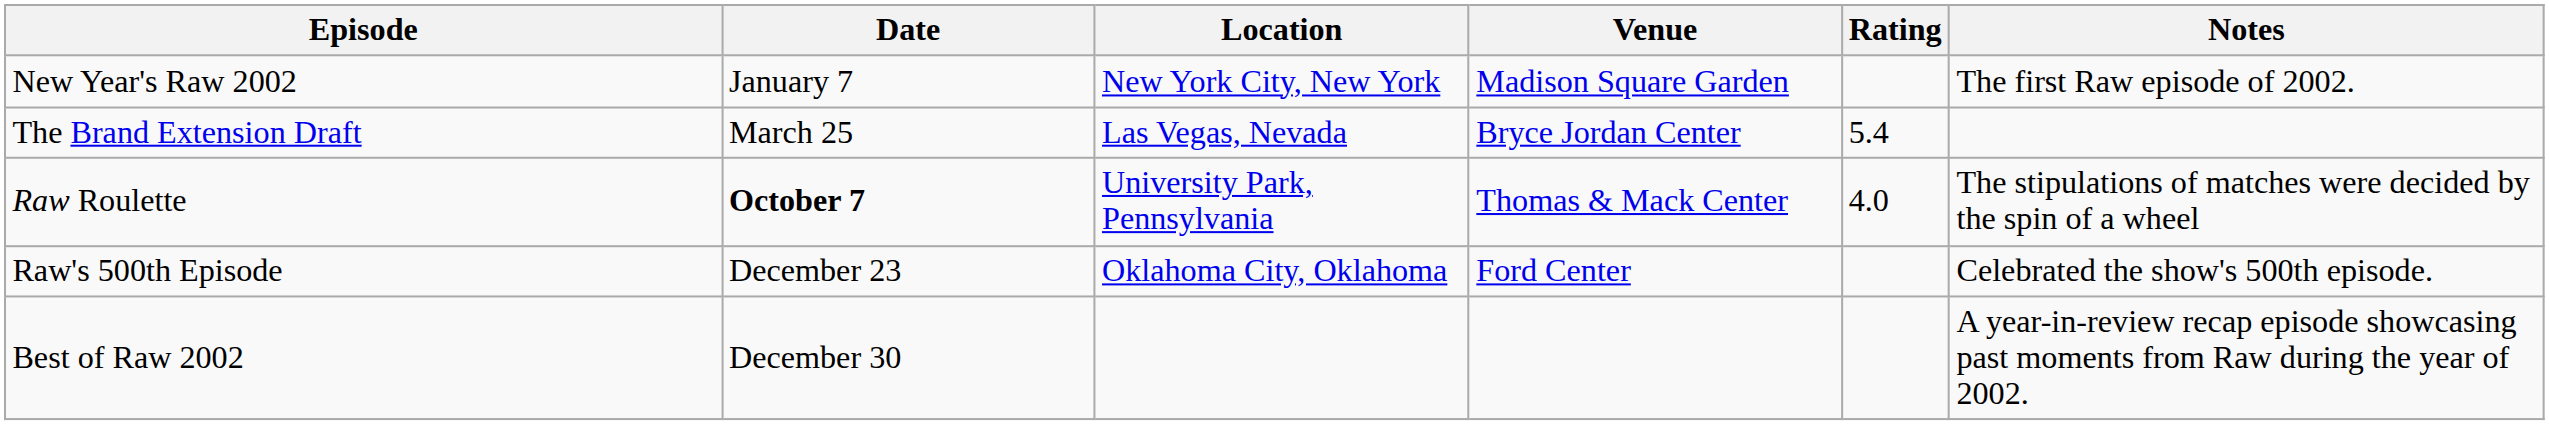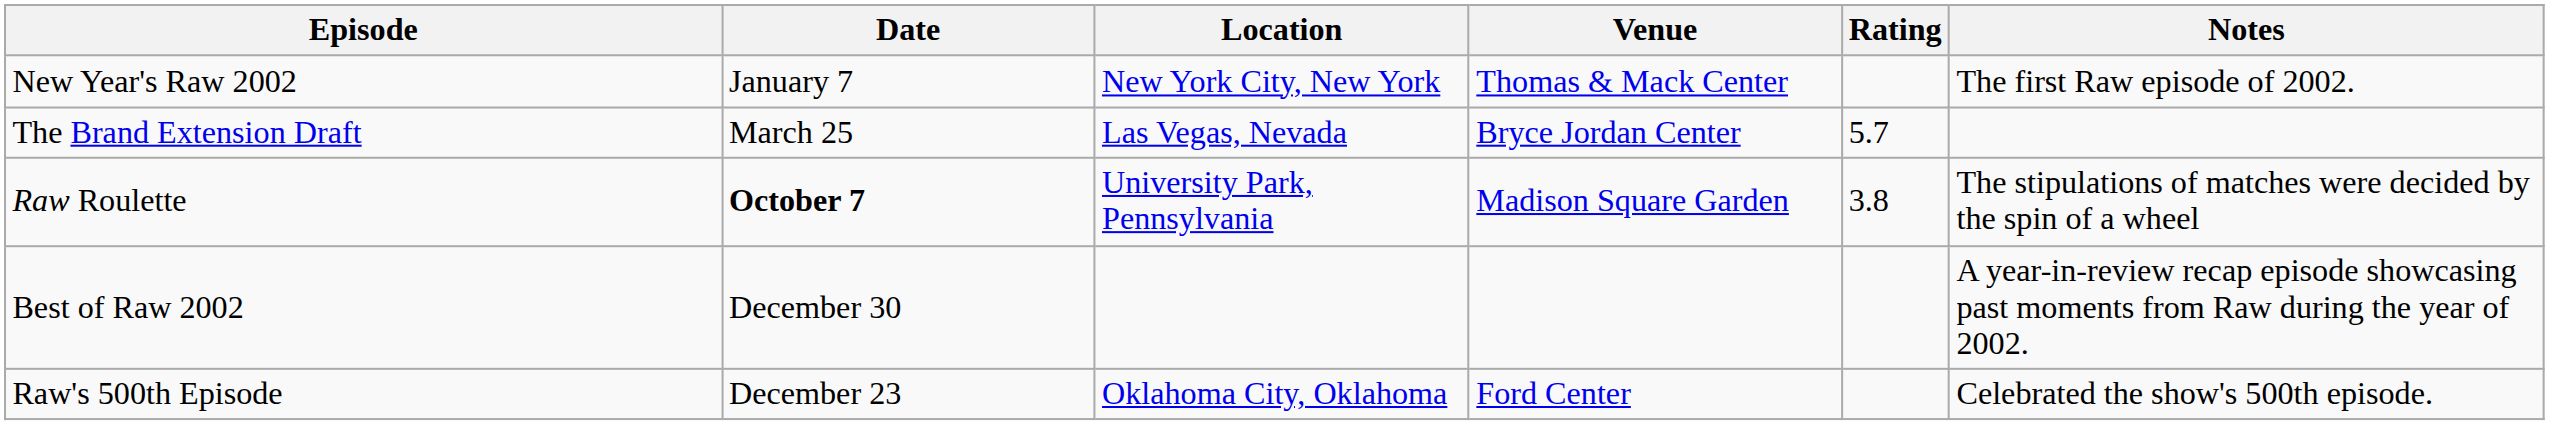(1633, 81) Madison Square Garden -> (1632, 81) Thomas & Mack Center
(1869, 132) 5.4 -> (1869, 132) 5.7
(1632, 201) Thomas & Mack Center -> (1633, 201) Madison Square Garden
(1869, 201) 4.0 -> (1869, 201) 3.8
rows swapped: (148, 270) <-> (128, 357)
